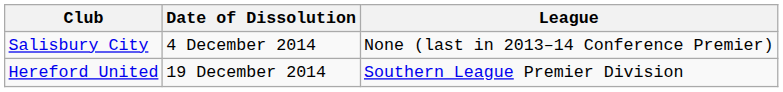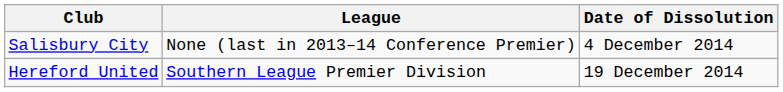columns swapped: (569, 18) <-> (261, 18)
